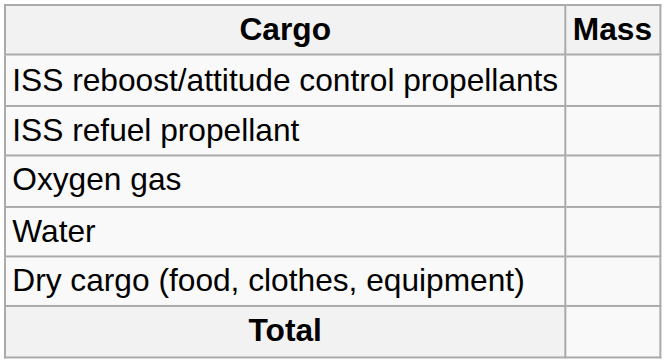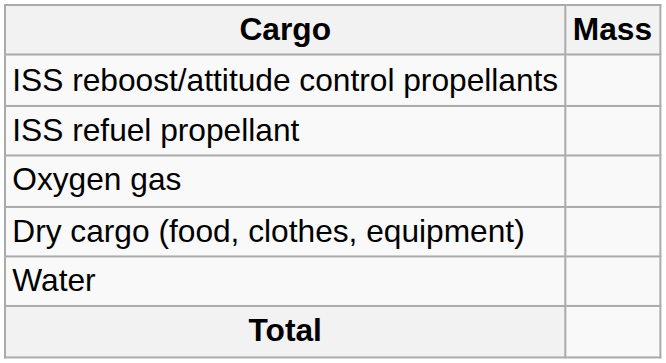rows swapped: (54, 230) <-> (269, 280)
